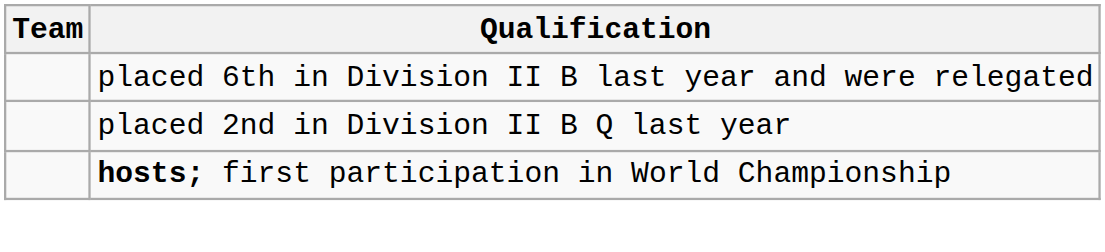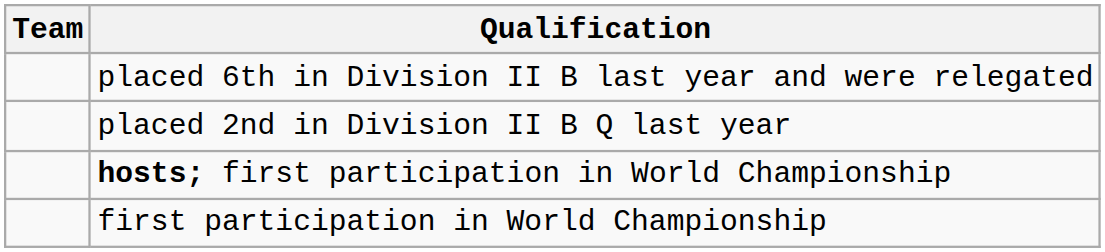+ row: (462, 223)
